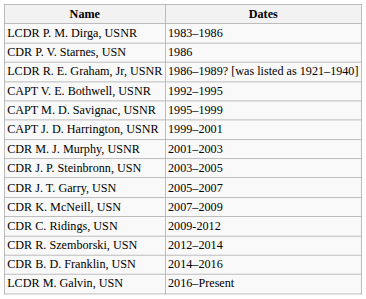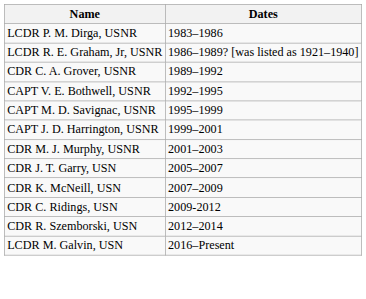- row: (67, 52)
+ row: (72, 71)
- row: (74, 168)
- row: (72, 264)
